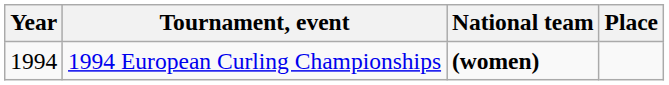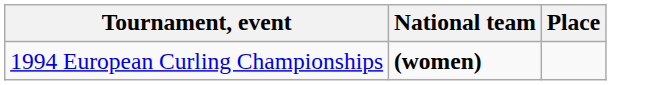- column: (34, 23)
